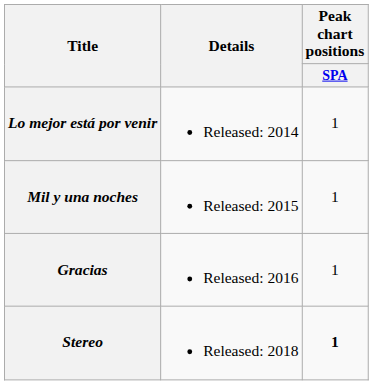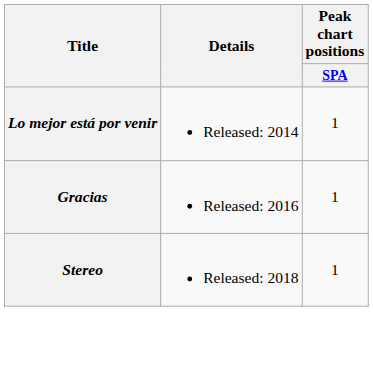- row: (83, 196)
(335, 342) bold -> (335, 269) normal
